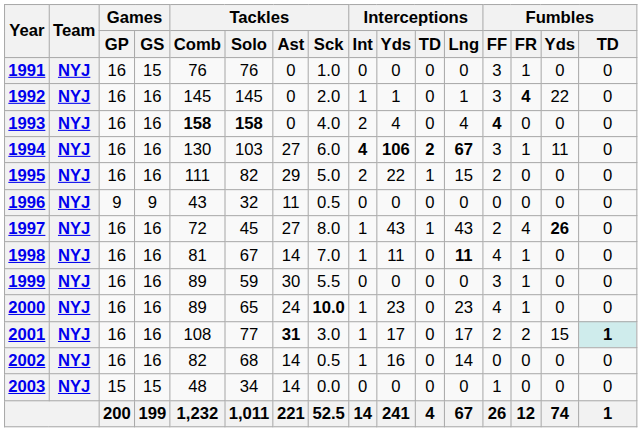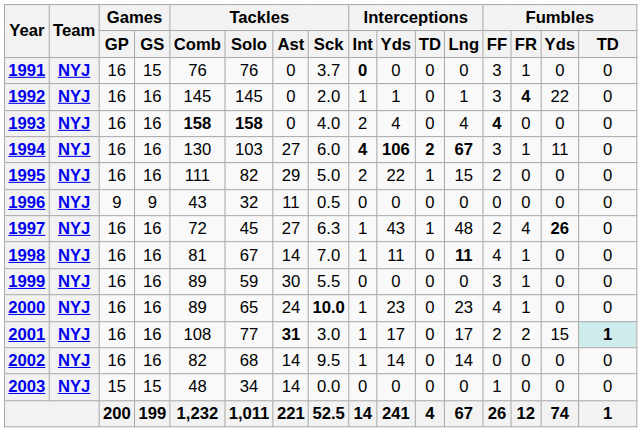(329, 70) 1.0 -> (329, 70) 3.7
(363, 70) normal -> (363, 70) bold
(329, 228) 8.0 -> (329, 228) 6.3
(464, 228) 43 -> (464, 228) 48
(329, 360) 0.5 -> (329, 360) 9.5
(396, 360) 16 -> (396, 360) 14
